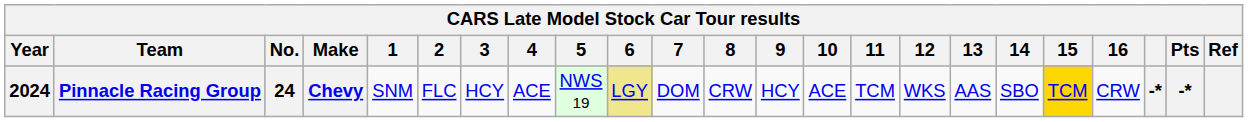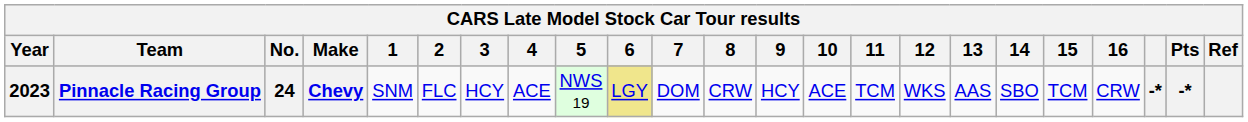(30, 91) 2024 -> (30, 91) 2023
(1068, 91) gold background -> (1068, 91) no background
